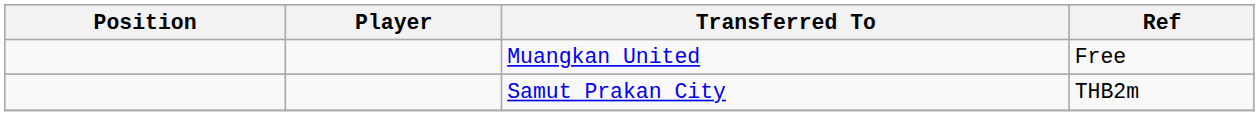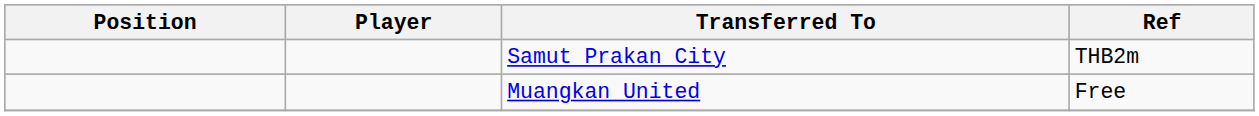rows swapped: (617, 92) <-> (604, 57)
